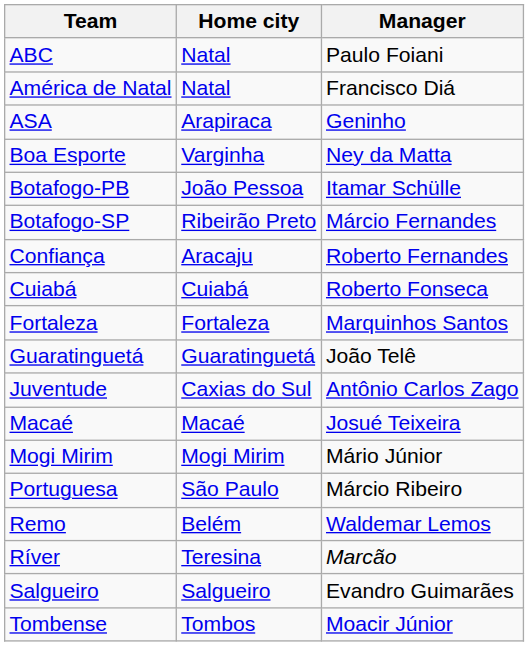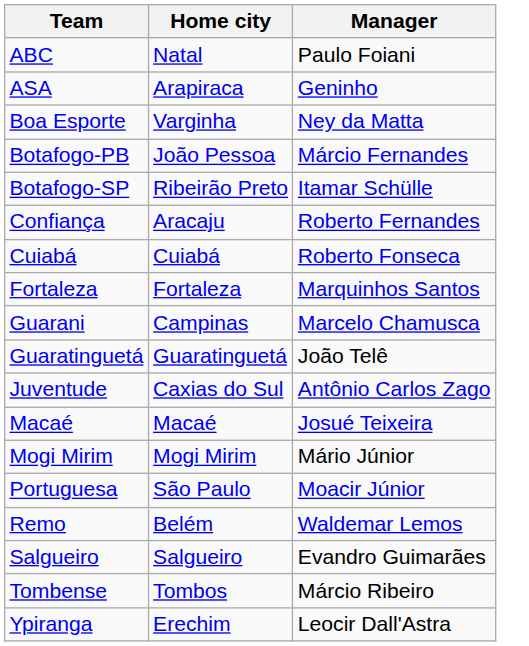- row: (91, 88)
(393, 188) Itamar Schülle -> (383, 155) Márcio Fernandes
(411, 222) Márcio Fernandes -> (365, 188) Itamar Schülle
+ row: (47, 322)
(394, 490) Márcio Ribeiro -> (361, 490) Moacir Júnior
- row: (35, 557)
(389, 624) Moacir Júnior -> (366, 590) Márcio Ribeiro
+ row: (51, 624)
